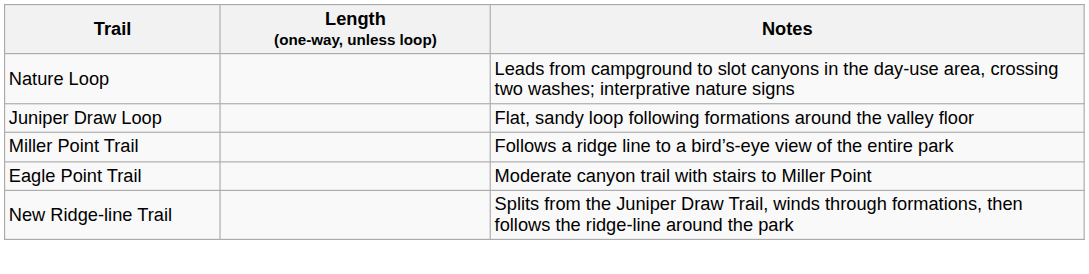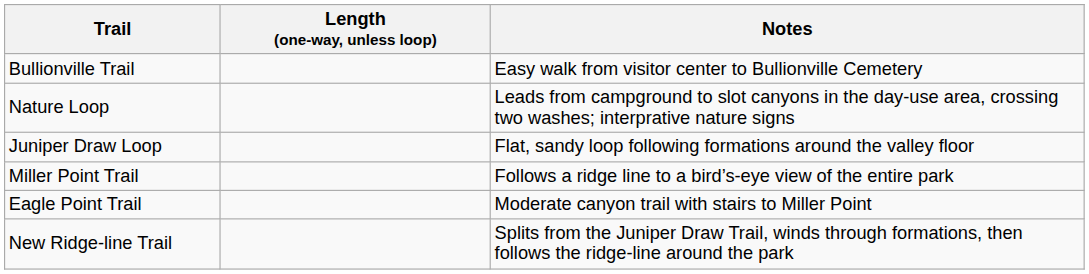+ row: (72, 68)
